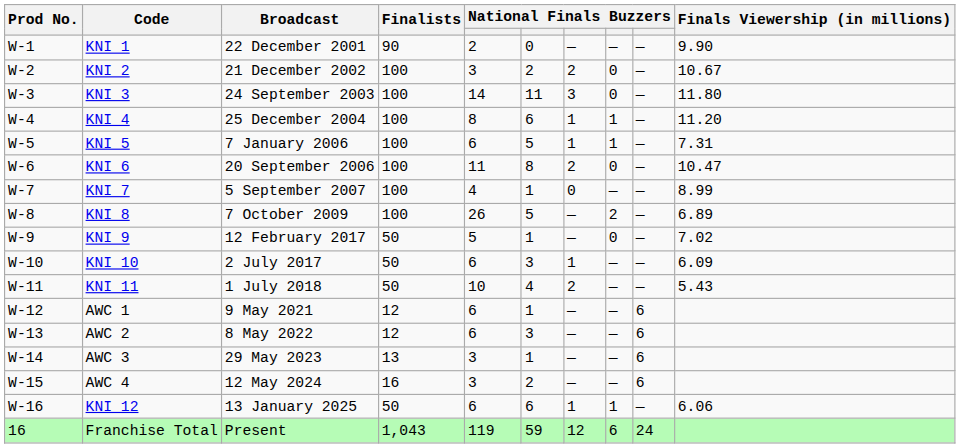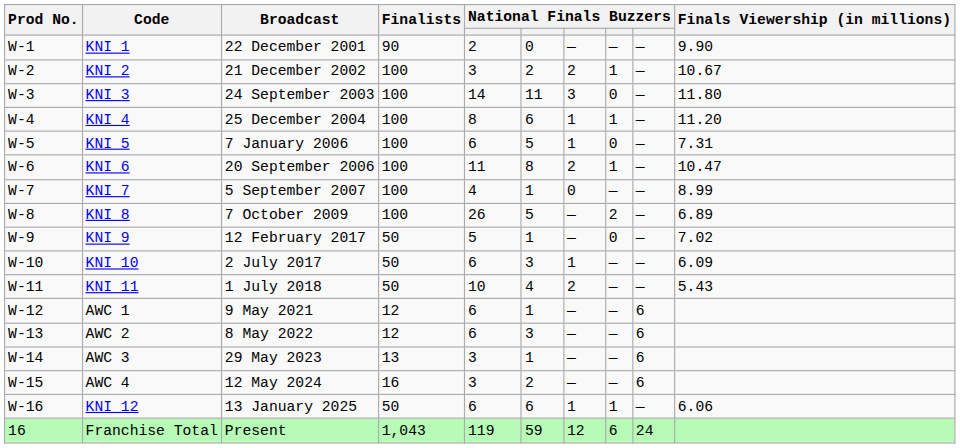(613, 71) 0 -> (613, 71) 1
(613, 143) 1 -> (613, 143) 0
(613, 167) 0 -> (613, 167) 1
